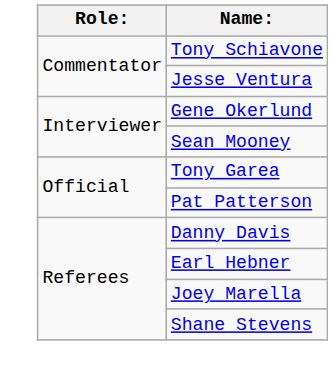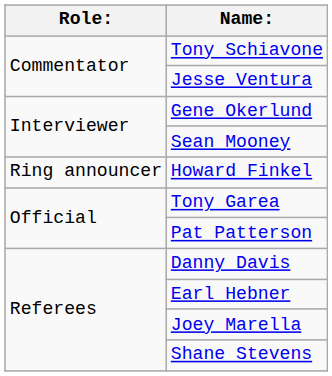+ row: (241, 172)
